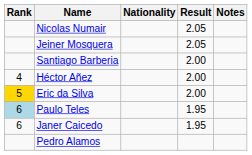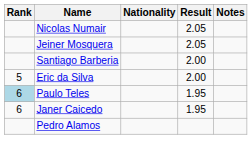- row: (64, 77)
(19, 93) gold background -> (19, 77) no background
